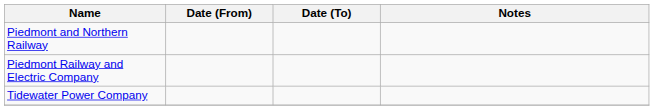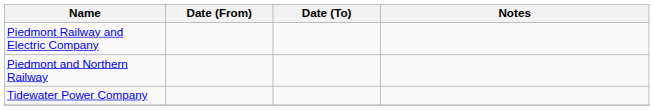rows swapped: (67, 38) <-> (65, 70)
